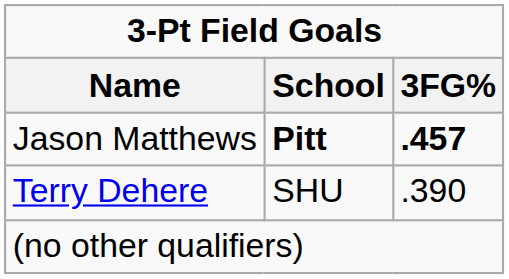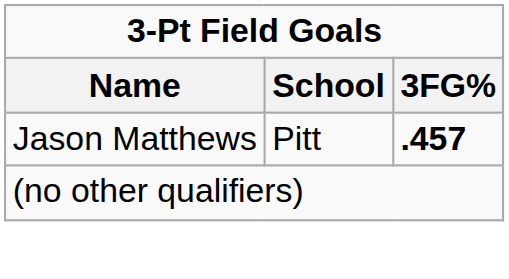(300, 138) bold -> (297, 138) normal
- row: (110, 191)
